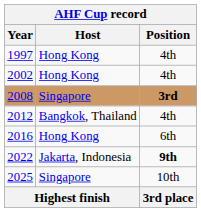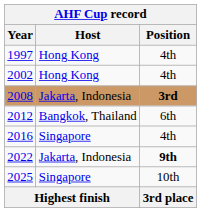(65, 95) Singapore -> (85, 95) Jakarta, Indonesia
(168, 116) 4th -> (168, 116) 6th
(69, 136) Hong Kong -> (65, 136) Singapore
(168, 136) 6th -> (168, 136) 4th
